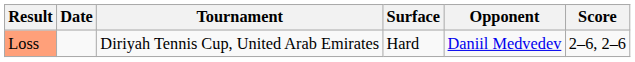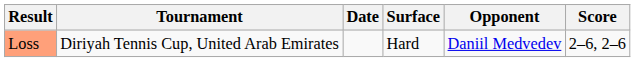columns swapped: (77, 17) <-> (240, 17)
